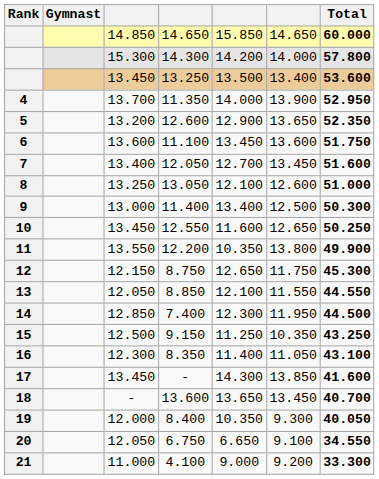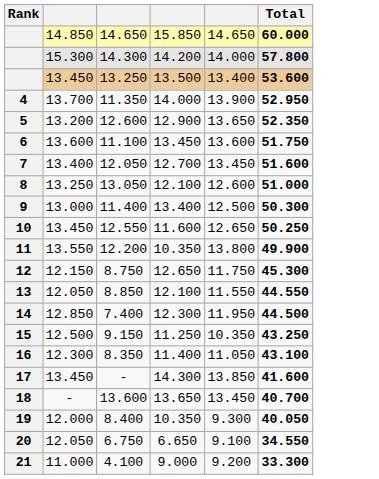- column: (74, 16)
